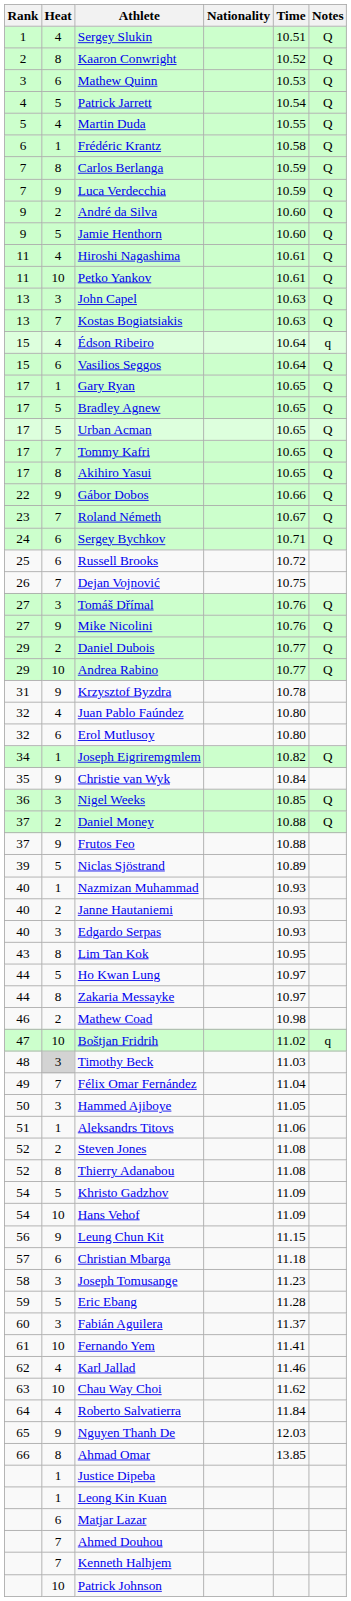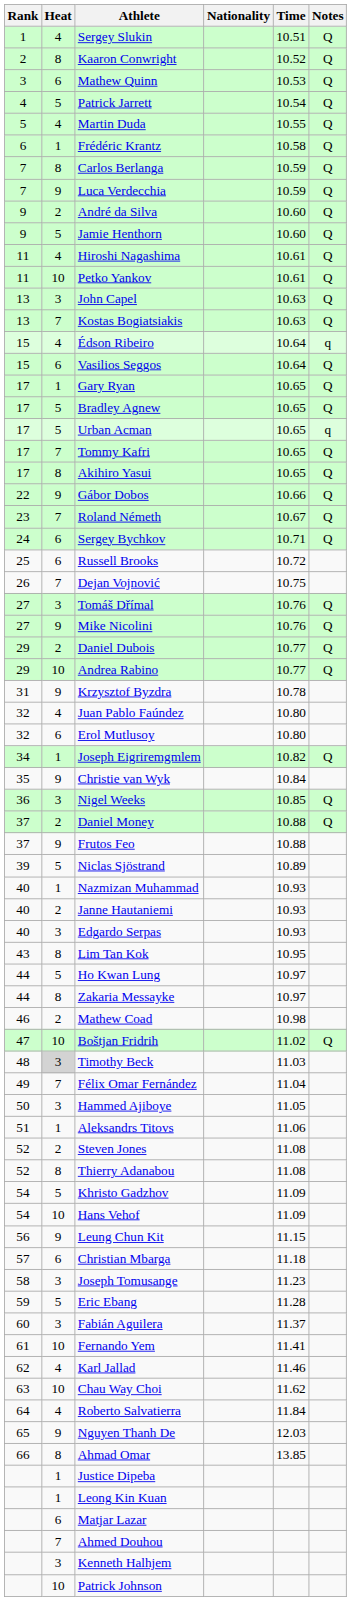(328, 429) Q -> (328, 429) q
(328, 1040) q -> (328, 1040) Q
(58, 1563) 7 -> (58, 1563) 3
